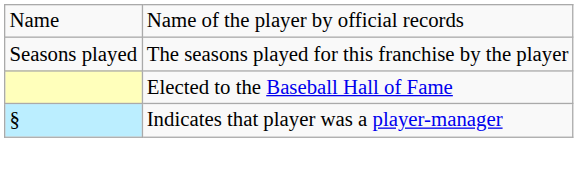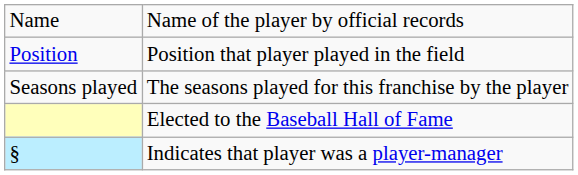+ row: (44, 53)
